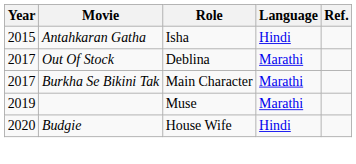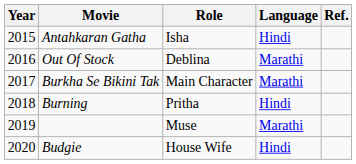(22, 59) 2017 -> (22, 59) 2016
+ row: (65, 103)
